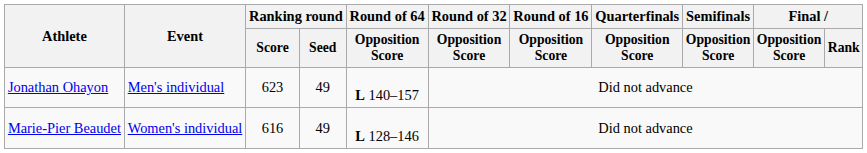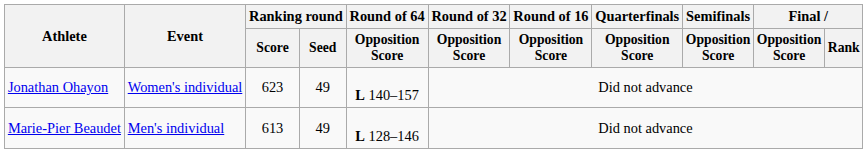(176, 87) Men's individual -> (185, 87) Women's individual
(185, 128) Women's individual -> (176, 128) Men's individual
(273, 128) 616 -> (273, 128) 613
